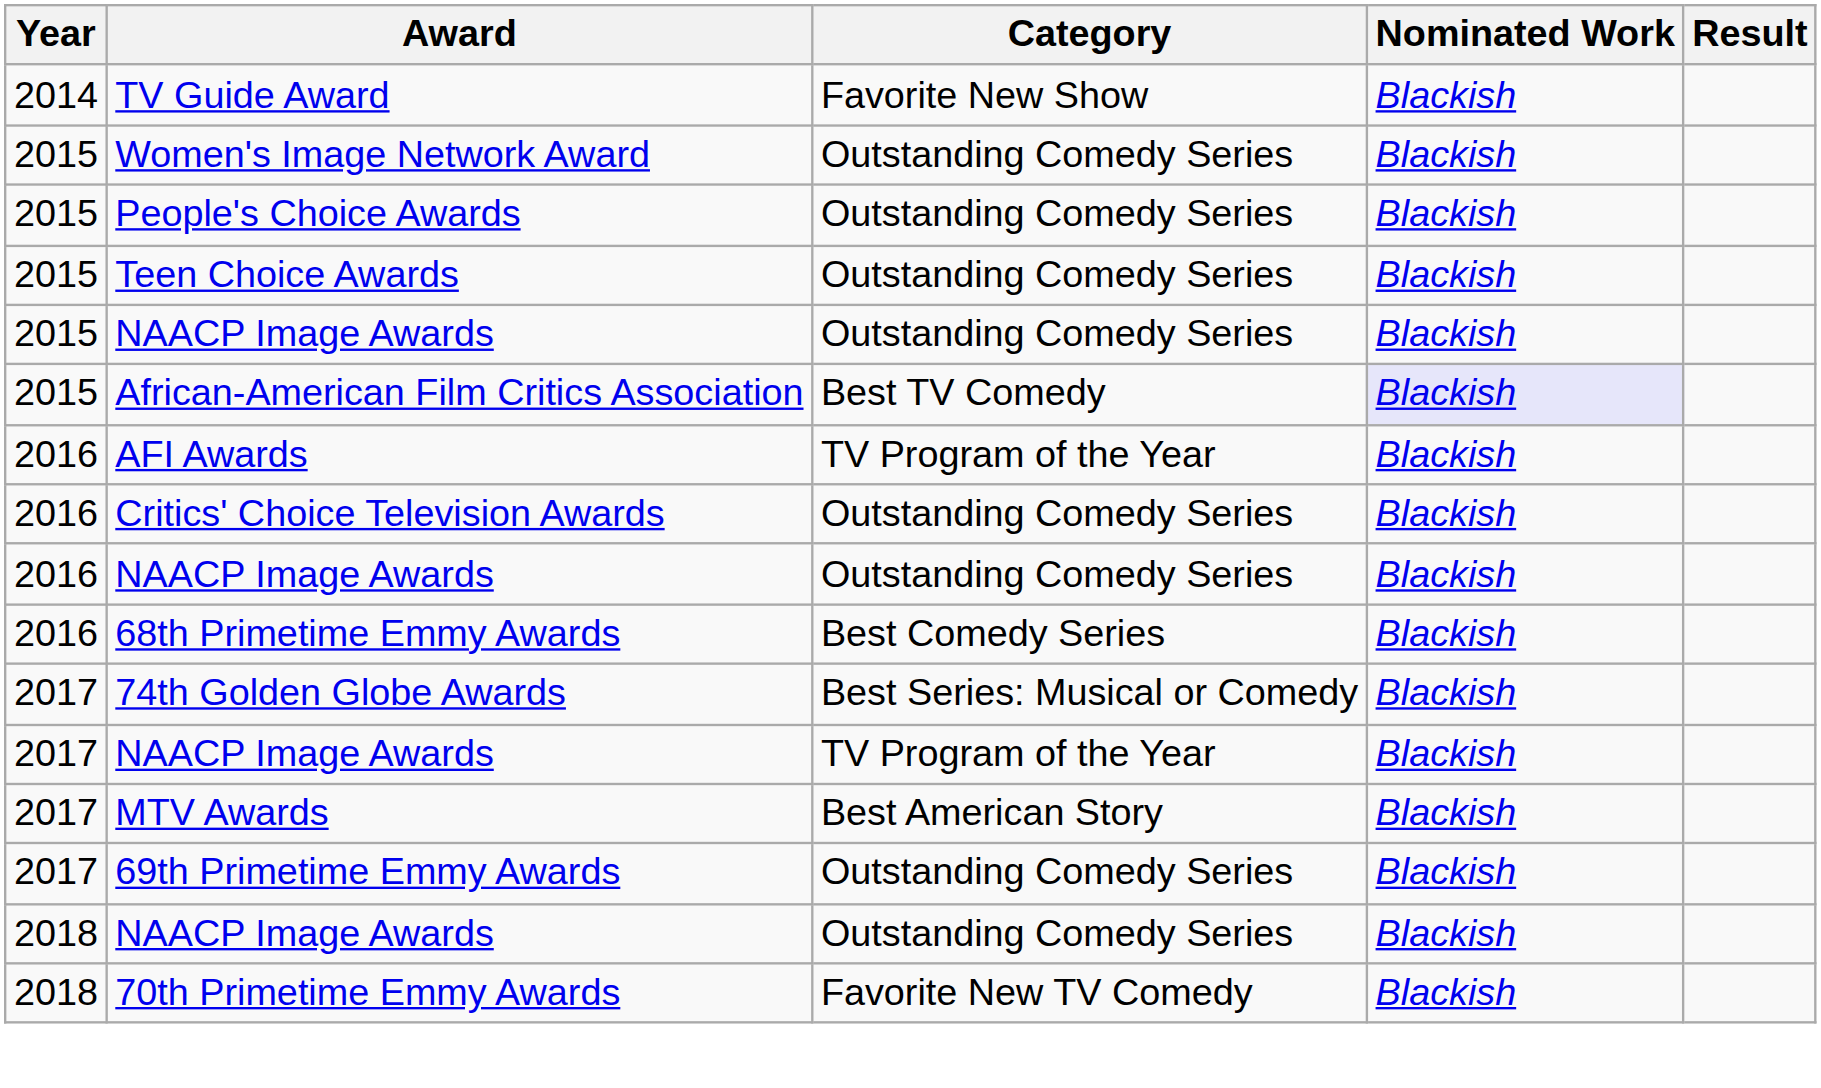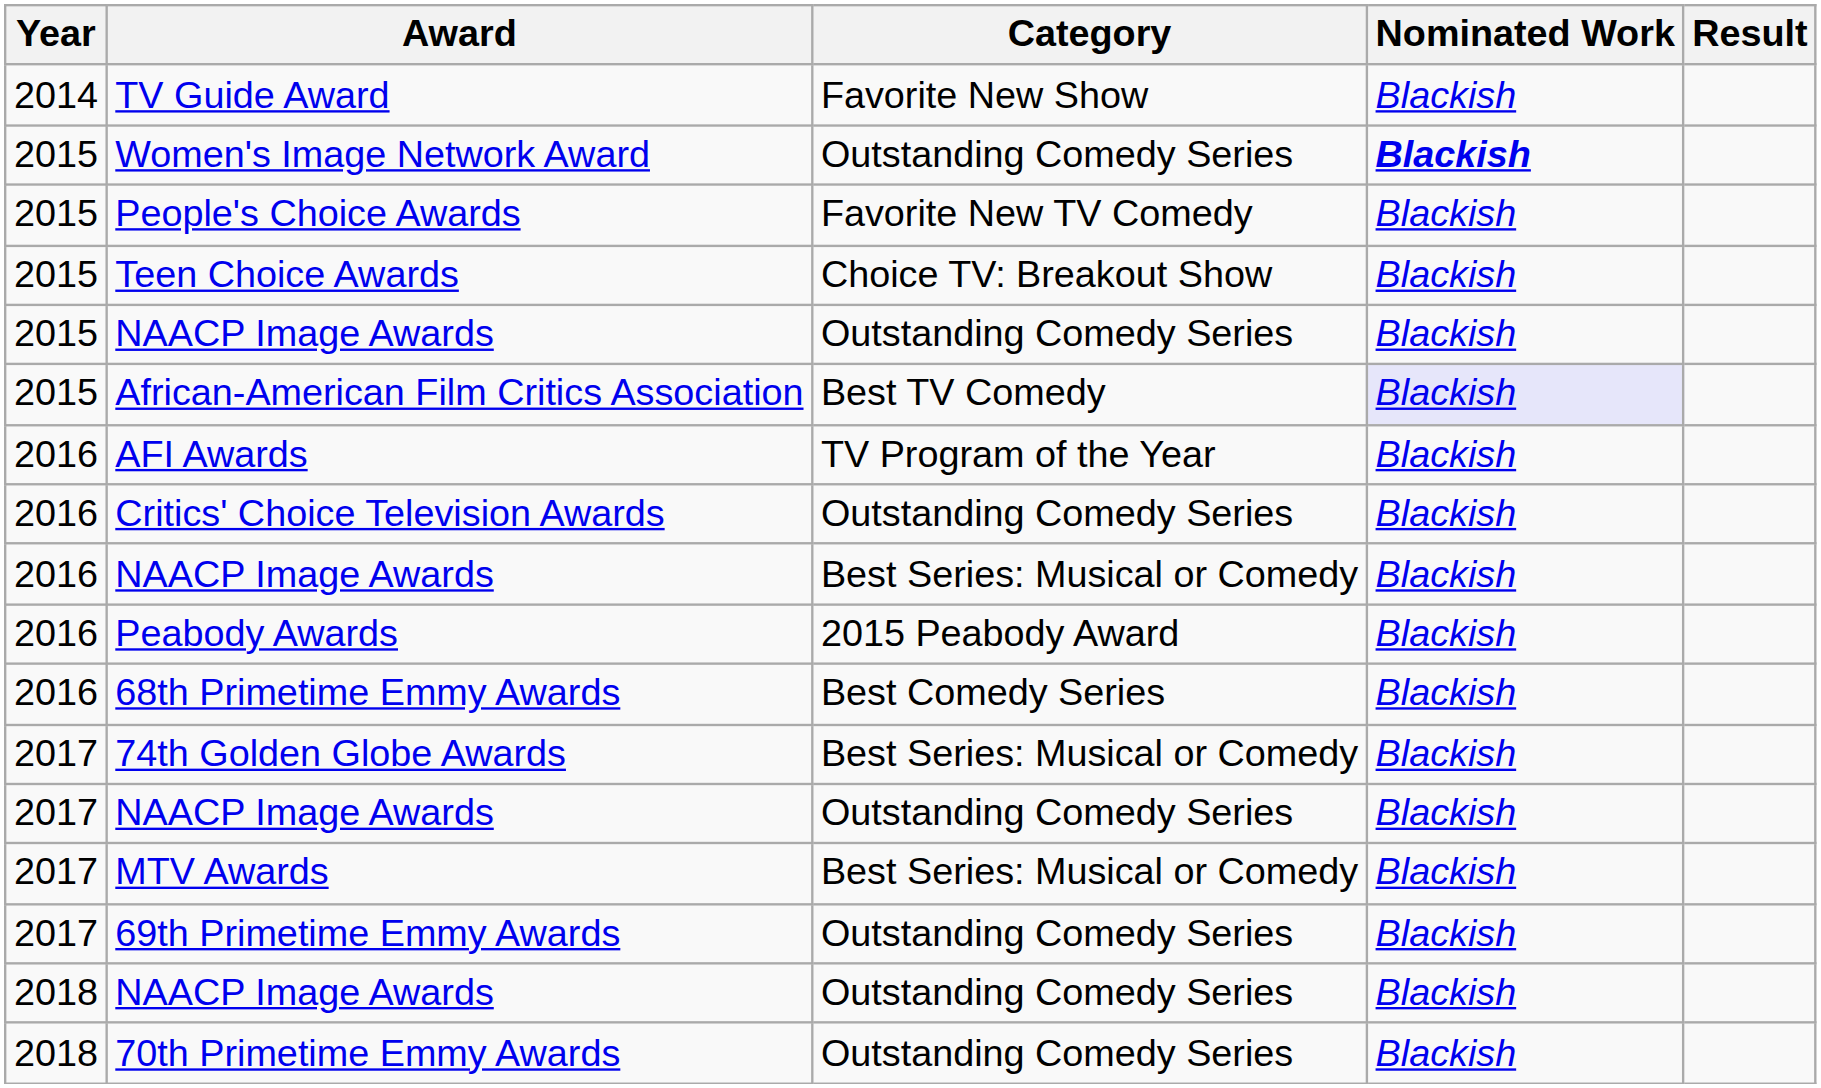(1446, 154) normal -> (1453, 154) bold
(1057, 214) Outstanding Comedy Series -> (1037, 214) Favorite New TV Comedy
(1057, 273) Outstanding Comedy Series -> (1047, 273) Choice TV: Breakout Show
(1057, 573) Outstanding Comedy Series -> (1090, 573) Best Series: Musical or Comedy
+ row: (56, 633)
(1018, 753) TV Program of the Year -> (1057, 812) Outstanding Comedy Series
(992, 812) Best American Story -> (1090, 872) Best Series: Musical or Comedy
(1037, 992) Favorite New TV Comedy -> (1057, 1052) Outstanding Comedy Series
